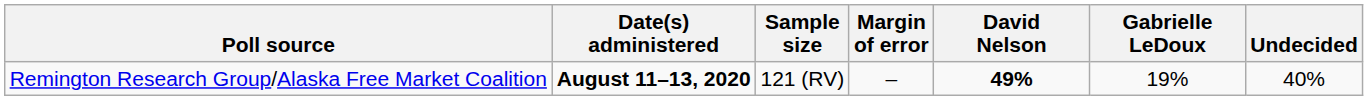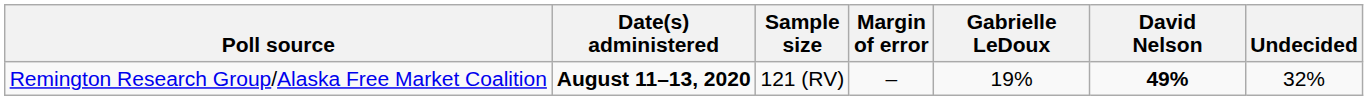columns swapped: (1167, 33) <-> (1012, 33)
(1304, 78) 40% -> (1304, 78) 32%
